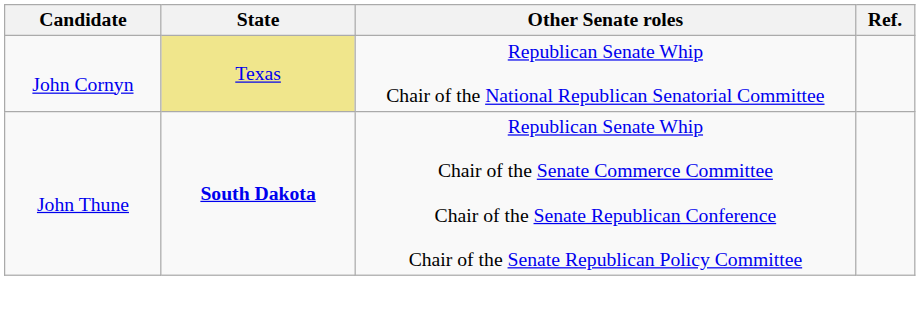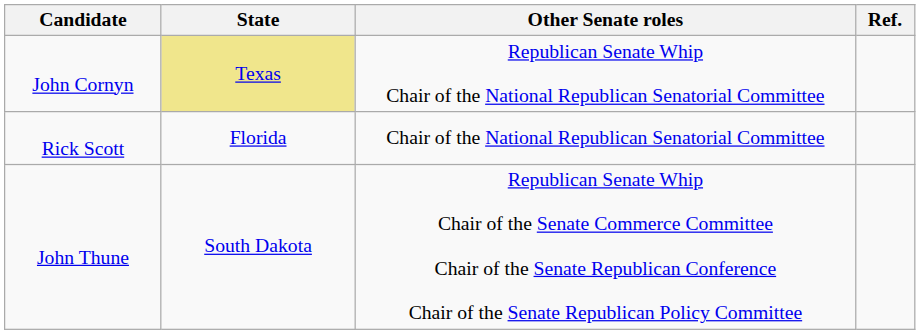+ row: (83, 148)
(258, 193) bold -> (258, 246) normal
